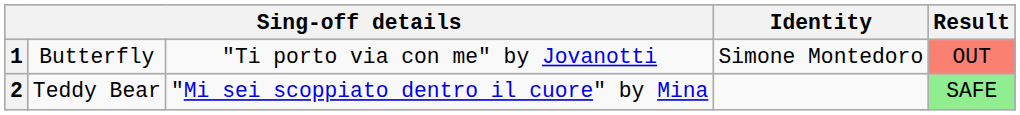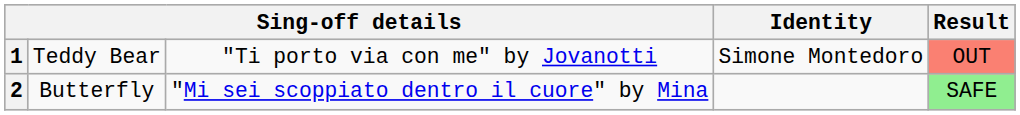(97, 57) Butterfly -> (97, 57) Teddy Bear
(97, 92) Teddy Bear -> (97, 92) Butterfly
